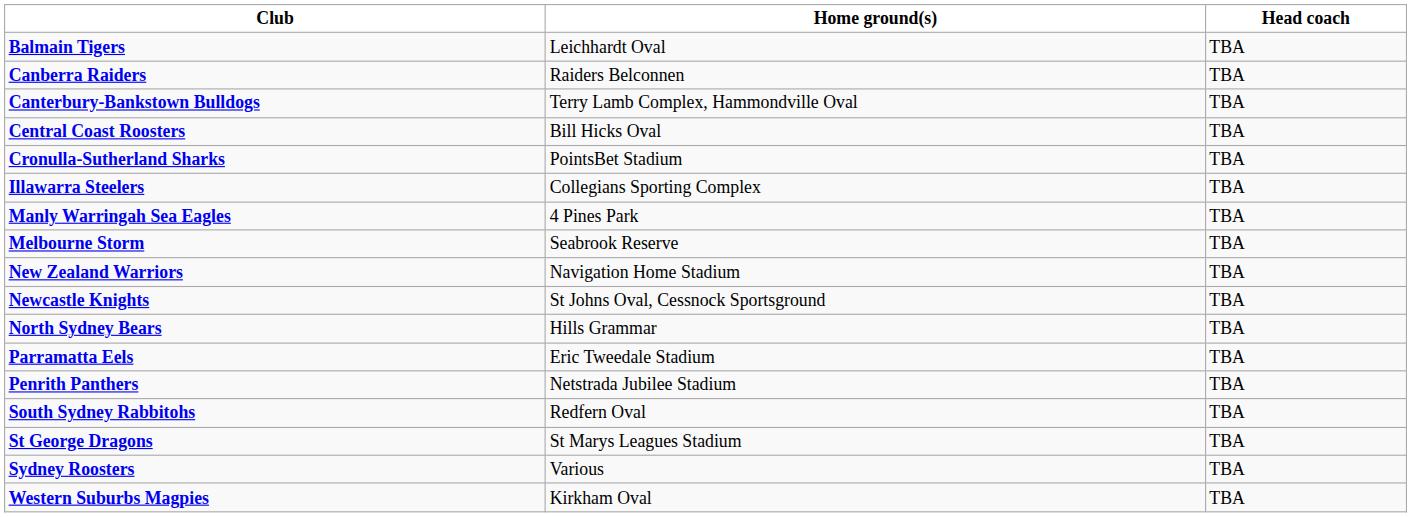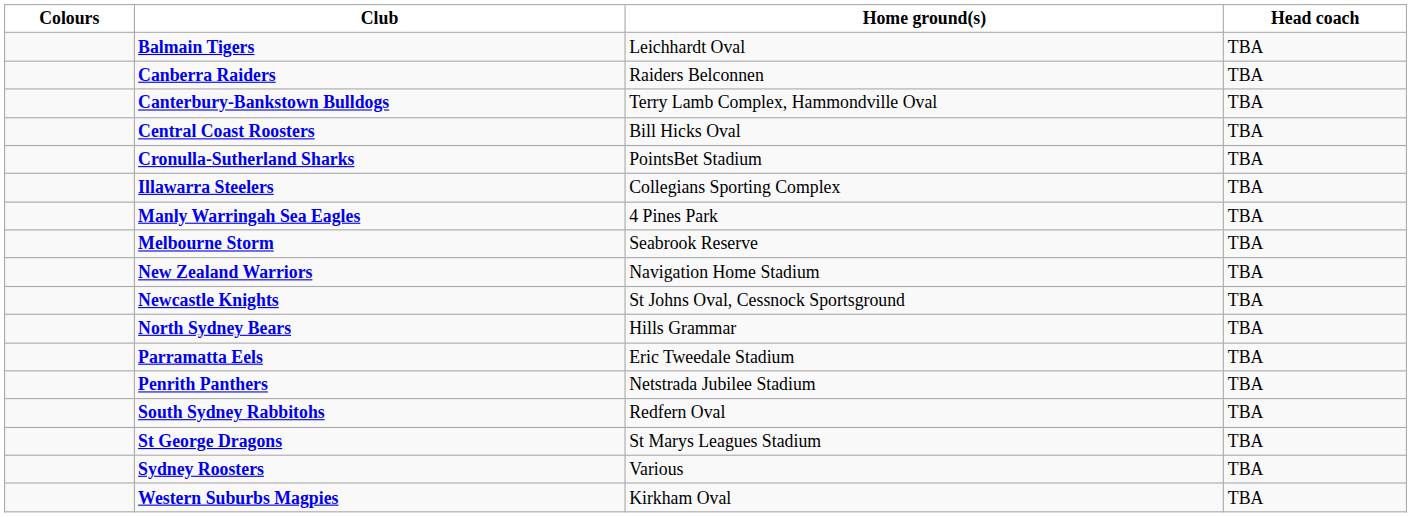+ column: (69, 18)
